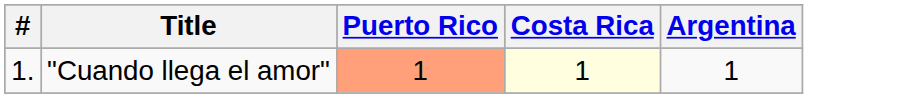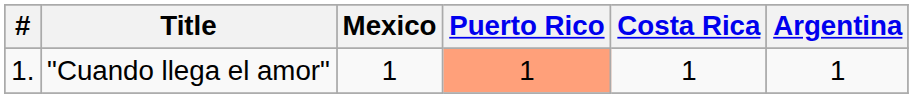+ column: (390, 26)
(582, 70) lightyellow background -> (689, 70) no background
